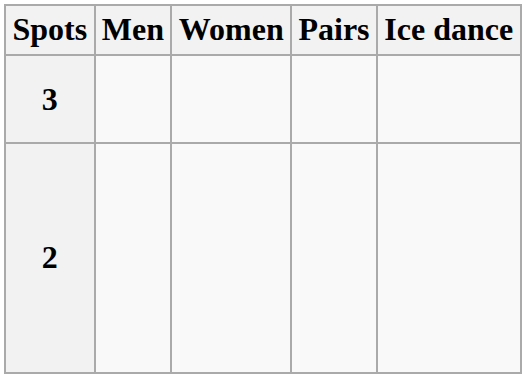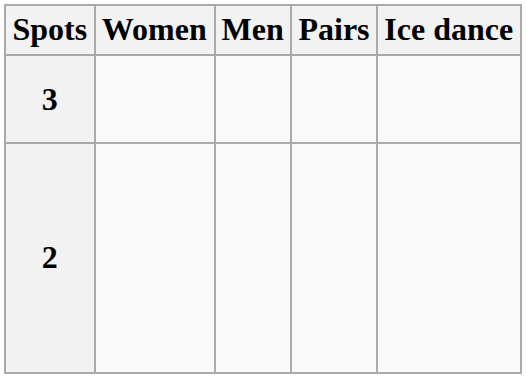columns swapped: (133, 29) <-> (231, 29)
